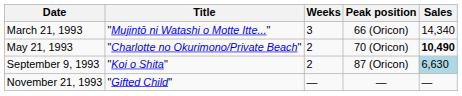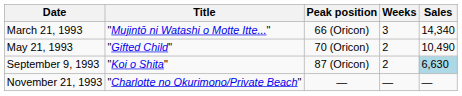columns swapped: (381, 13) <-> (324, 13)
(204, 47) "Charlotte no Okurimono/Private Beach" -> (140, 47) "Gifted Child"
(438, 47) bold -> (438, 47) normal
(140, 82) "Gifted Child" -> (204, 82) "Charlotte no Okurimono/Private Beach"
